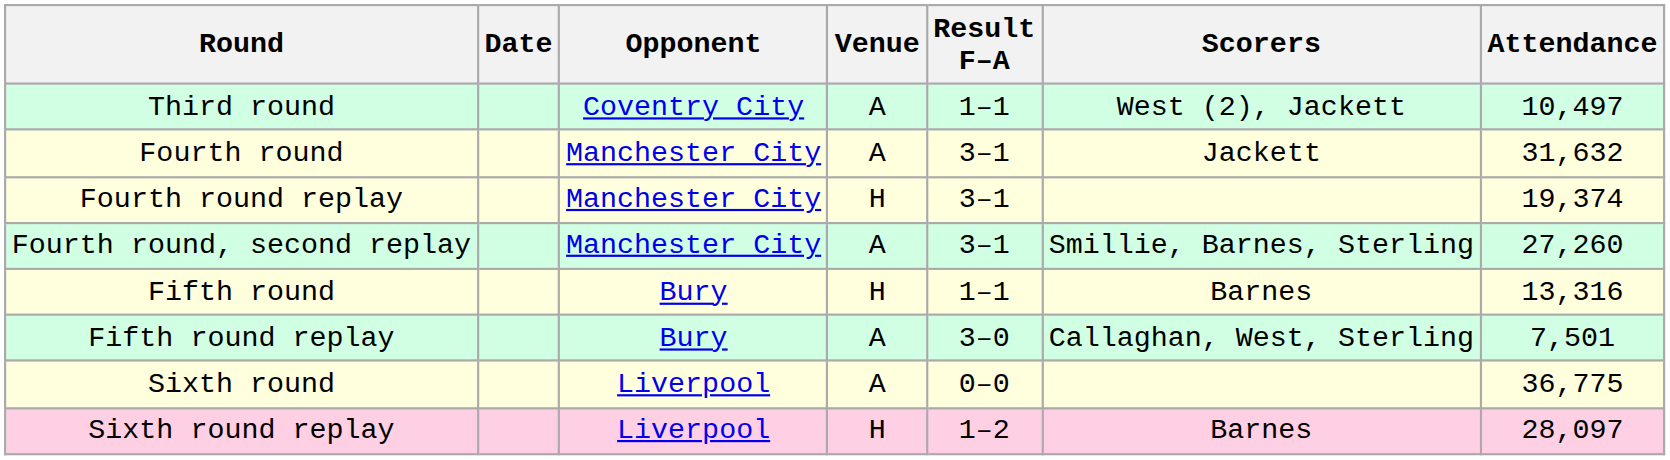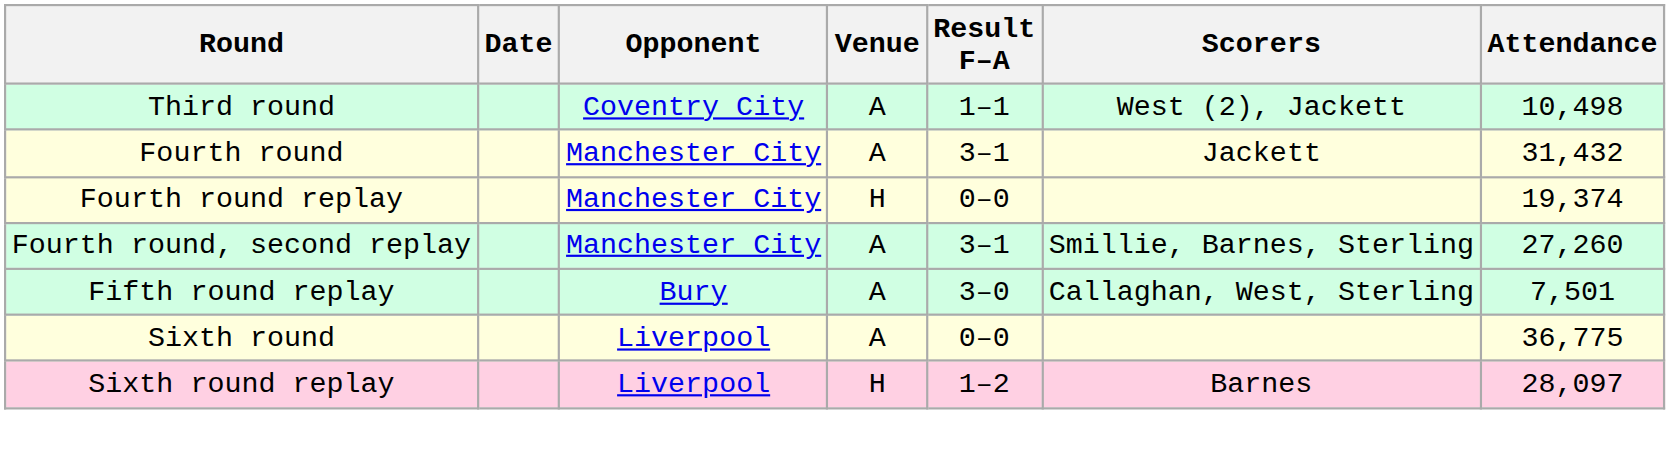(1572, 107) 10,497 -> (1572, 107) 10,498
(1572, 153) 31,632 -> (1572, 153) 31,432
(984, 199) 3–1 -> (984, 199) 0–0
- row: (241, 292)
